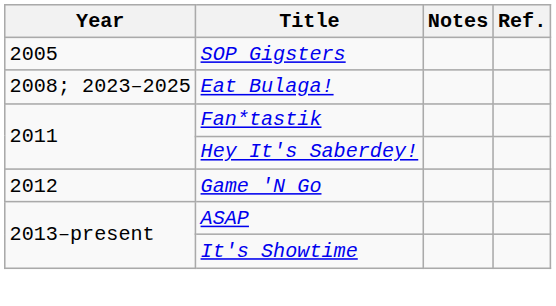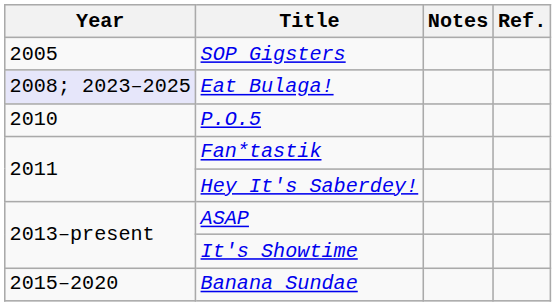(100, 87) no background -> (100, 87) lavender background
+ row: (231, 120)
- row: (261, 185)
+ row: (279, 284)
